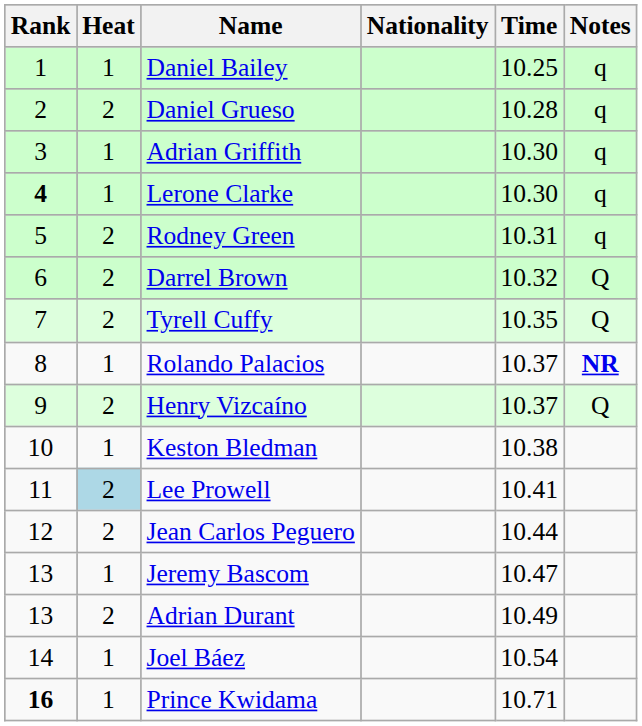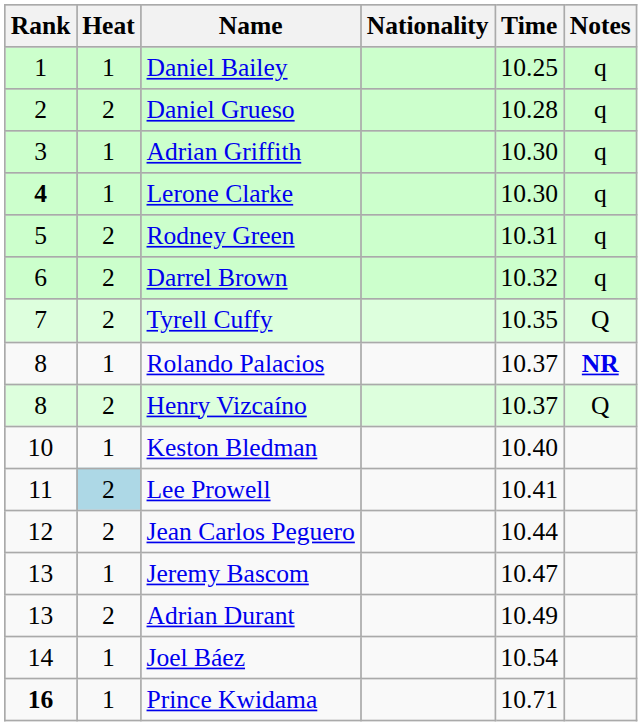(600, 278) Q -> (600, 278) q
(41, 404) 9 -> (41, 404) 8
(529, 446) 10.38 -> (529, 446) 10.40
